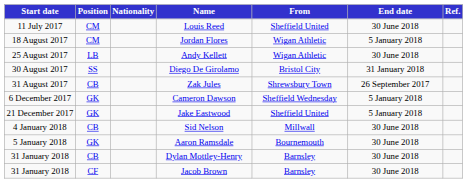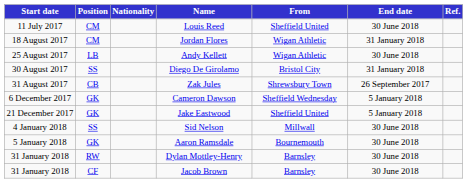(395, 41) 5 January 2018 -> (395, 41) 31 January 2018
(93, 128) CB -> (93, 128) SS
(93, 157) CB -> (93, 157) RW
